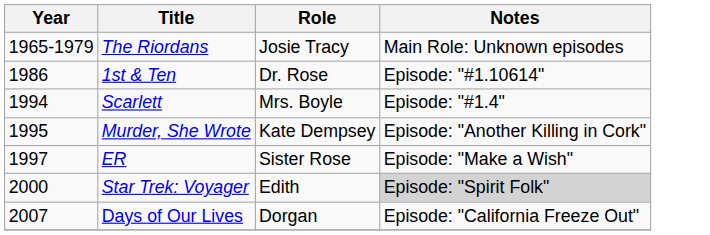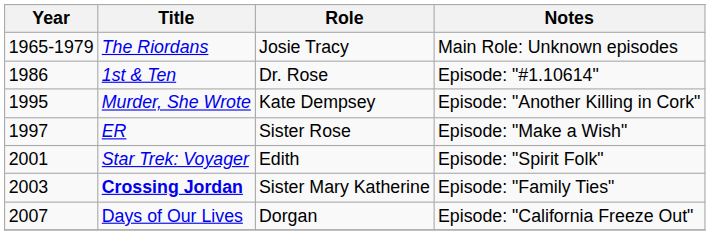- row: (132, 103)
(28, 187) 2000 -> (28, 159) 2001
(466, 187) lightgrey background -> (521, 159) no background
+ row: (172, 187)
